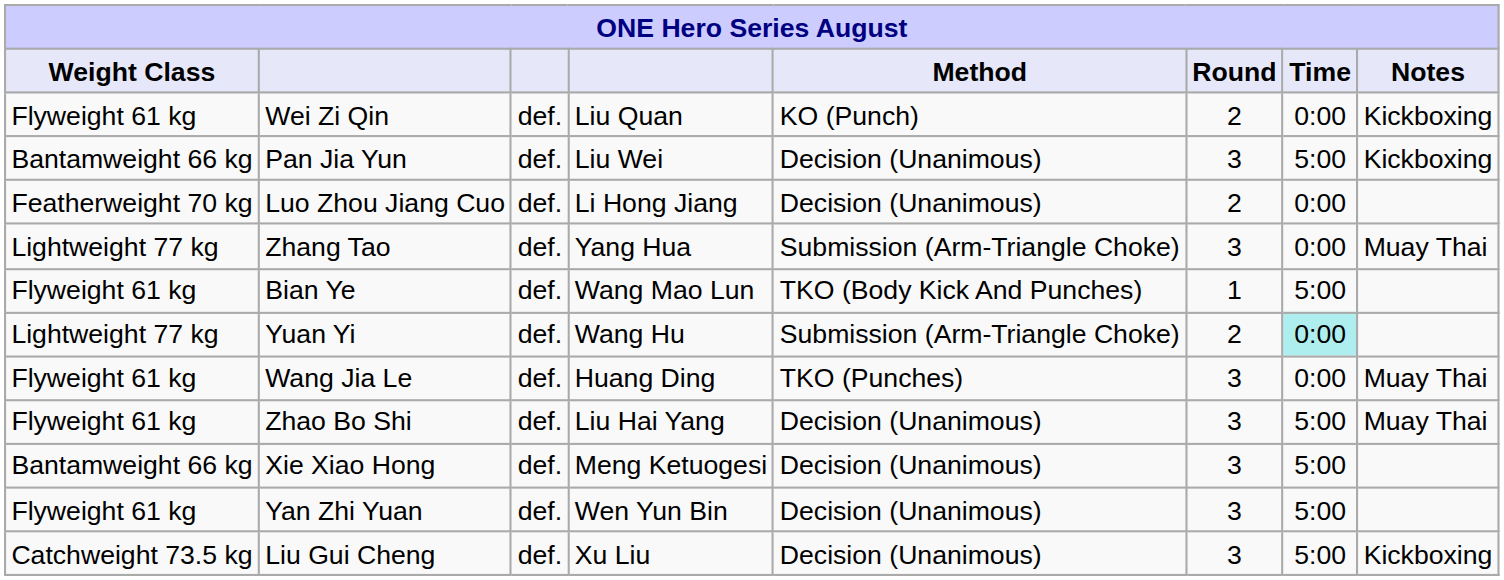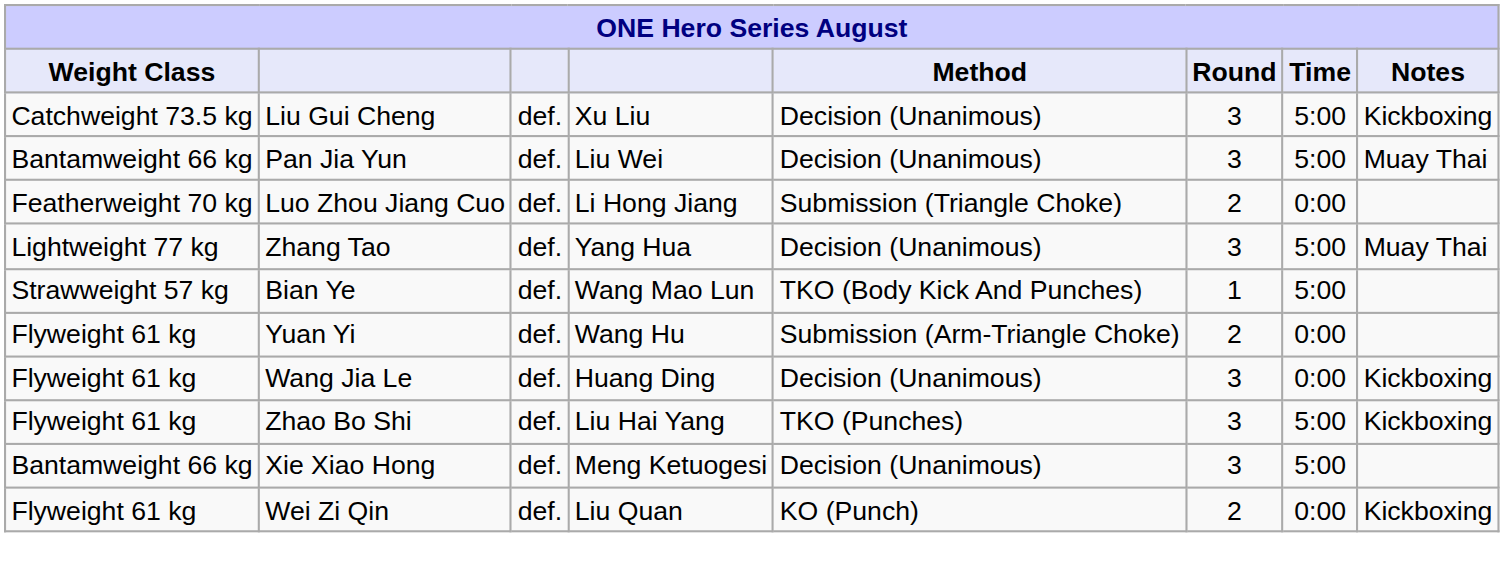rows swapped: (350, 553) <-> (327, 115)
(1428, 158) Kickboxing -> (1426, 158) Muay Thai
(911, 202) Decision (Unanimous) -> (951, 202) Submission (Triangle Choke)
(980, 246) Submission (Arm-Triangle Choke) -> (911, 246) Decision (Unanimous)
(1320, 246) 0:00 -> (1320, 246) 5:00
(104, 290) Flyweight 61 kg -> (120, 290) Strawweight 57 kg
(115, 334) Lightweight 77 kg -> (104, 334) Flyweight 61 kg
(1320, 334) paleturquoise background -> (1320, 334) no background
(872, 378) TKO (Punches) -> (911, 378) Decision (Unanimous)
(1426, 378) Muay Thai -> (1428, 378) Kickboxing
(911, 422) Decision (Unanimous) -> (872, 422) TKO (Punches)
(1426, 422) Muay Thai -> (1428, 422) Kickboxing
- row: (344, 509)
